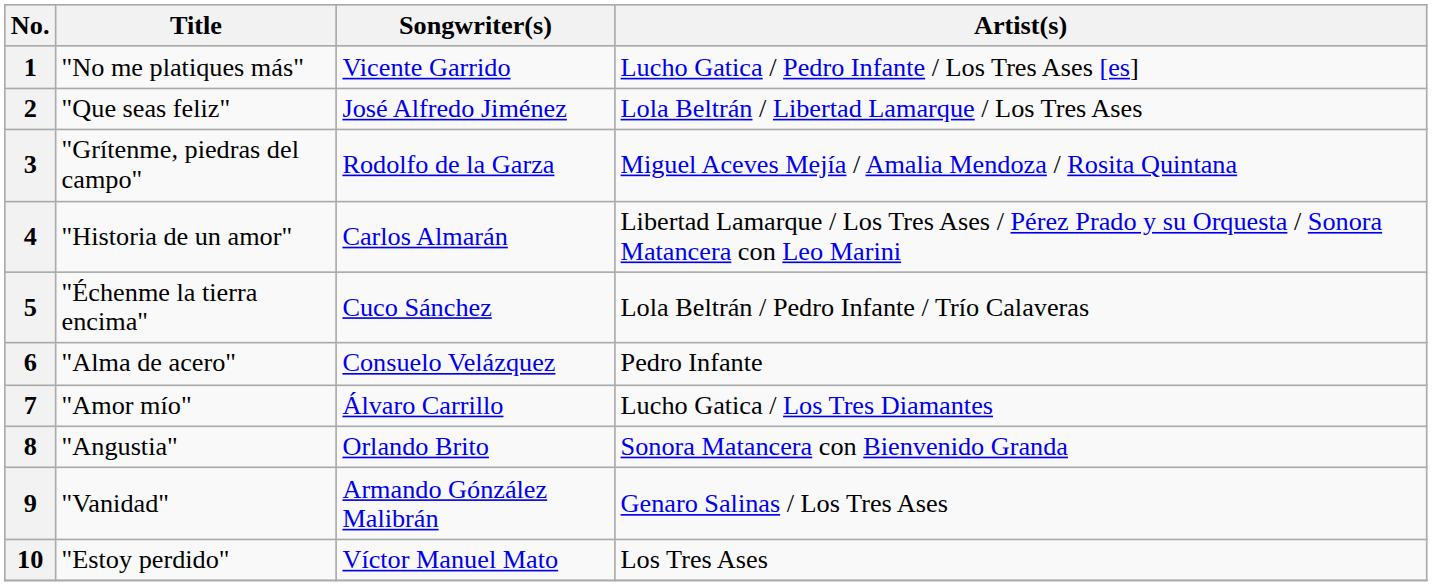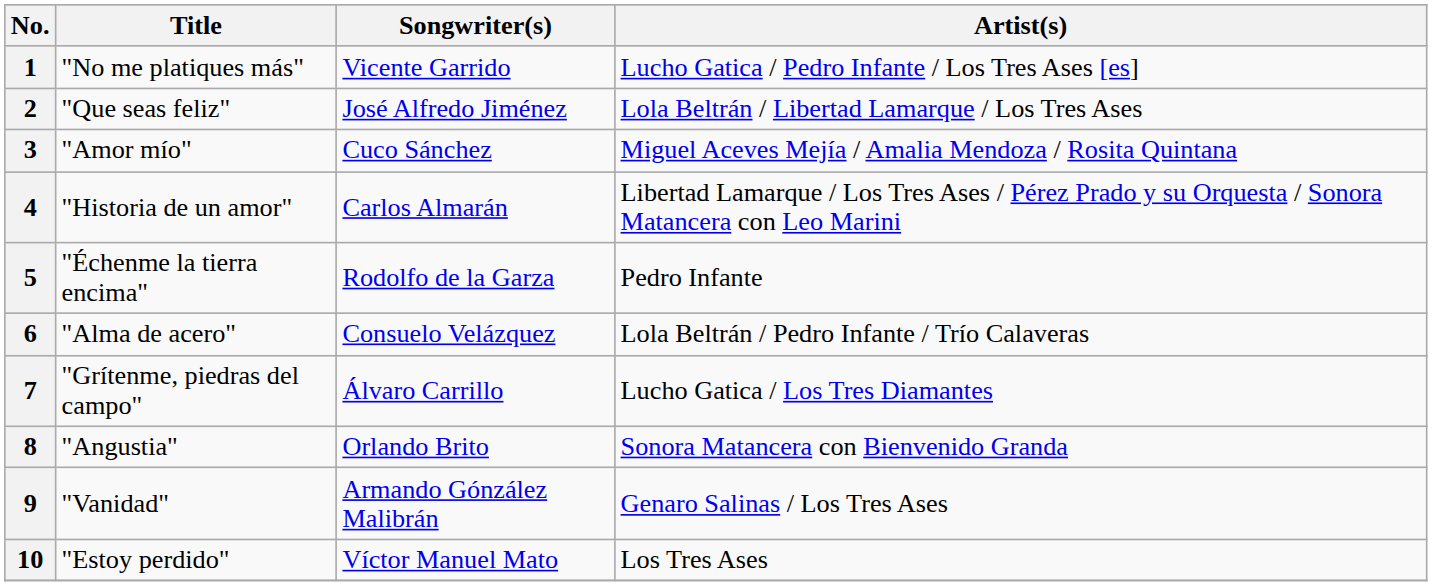(180, 164) "Grítenme, piedras del campo" -> (127, 150) "Amor mío"
(448, 164) Rodolfo de la Garza -> (417, 150) Cuco Sánchez
(417, 307) Cuco Sánchez -> (448, 277) Rodolfo de la Garza
(855, 307) Lola Beltrán / Pedro Infante / Trío Calaveras -> (692, 277) Pedro Infante
(692, 363) Pedro Infante -> (855, 334) Lola Beltrán / Pedro Infante / Trío Calaveras
(127, 405) "Amor mío" -> (180, 390) "Grítenme, piedras del campo"
